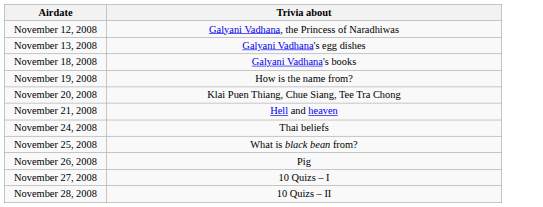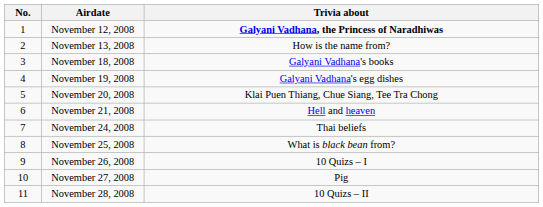+ column: (23, 12)
(304, 29) normal -> (341, 29) bold
(304, 45) Galyani Vadhana's egg dishes -> (341, 45) How is the name from?
(304, 78) How is the name from? -> (341, 78) Galyani Vadhana's egg dishes
(304, 161) Pig -> (341, 161) 10 Quizs – I
(304, 177) 10 Quizs – I -> (341, 177) Pig
